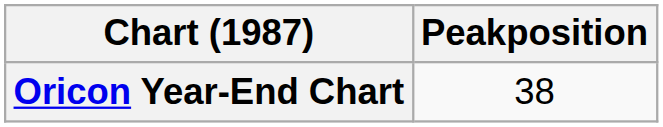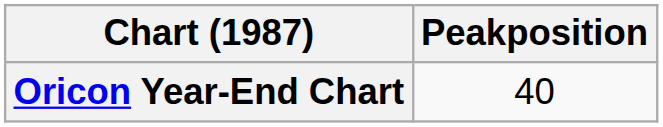(534, 91) 38 -> (534, 91) 40
